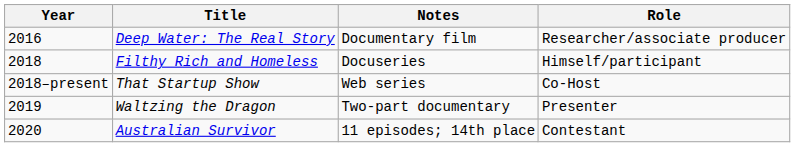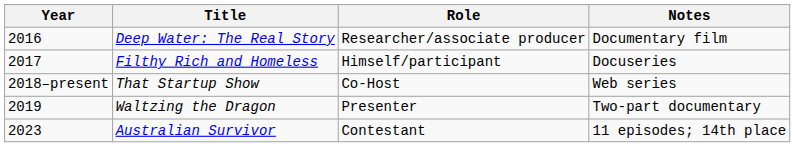columns swapped: (664, 16) <-> (438, 16)
(25, 62) 2018 -> (25, 62) 2017
(25, 130) 2020 -> (25, 130) 2023
